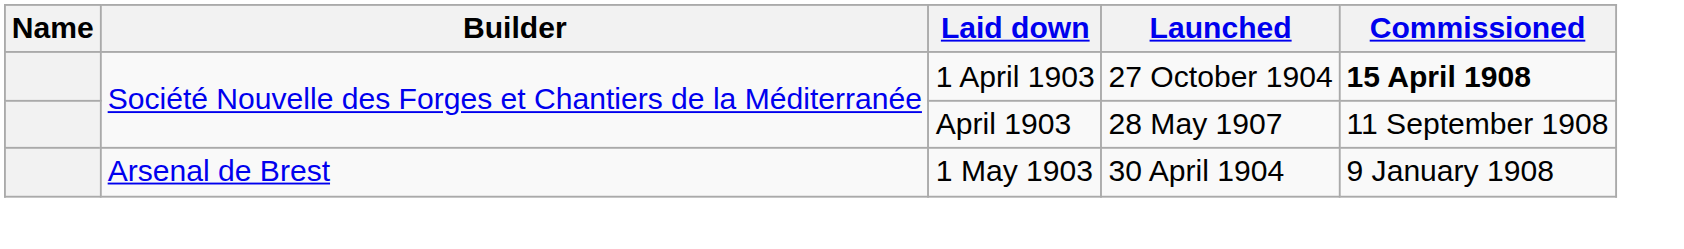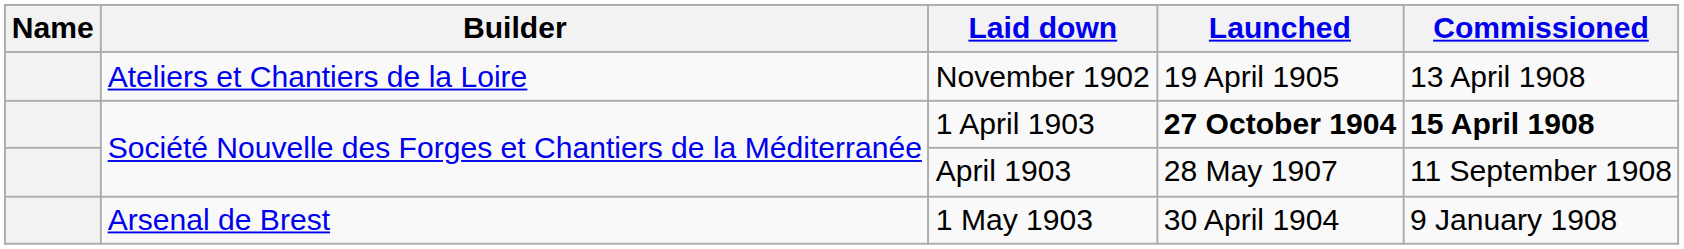+ row: (1043, 76)
(1221, 76) normal -> (1280, 123) bold
